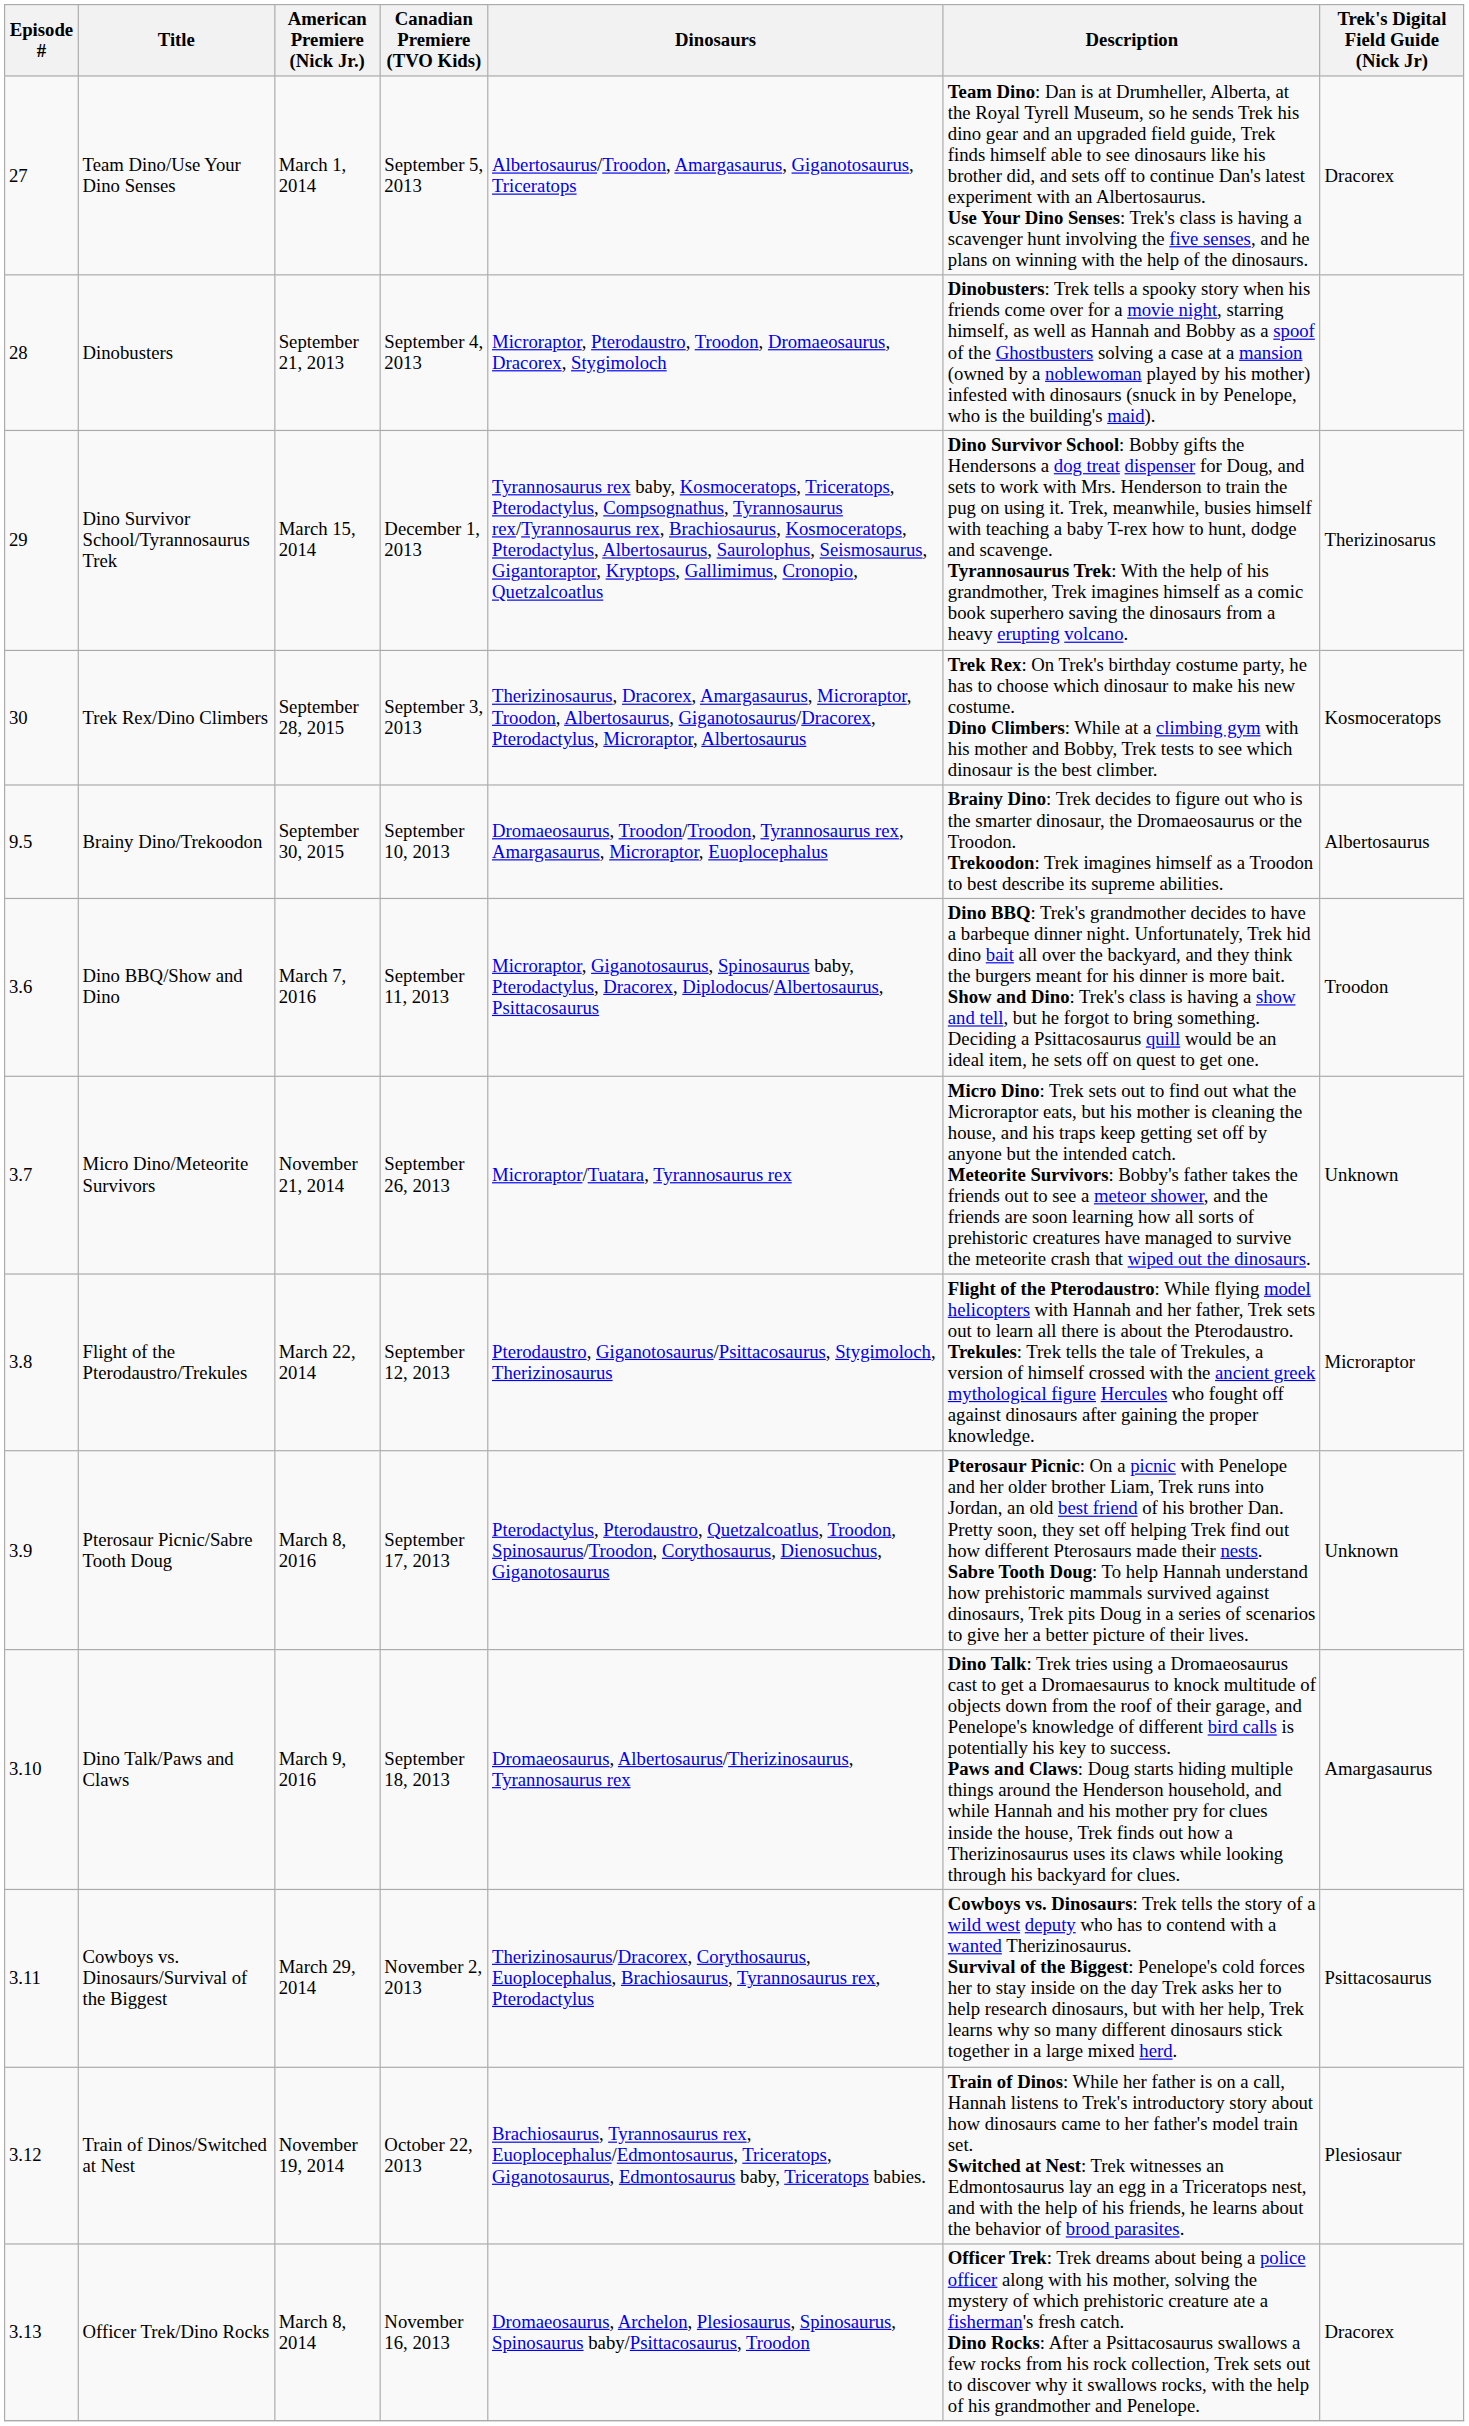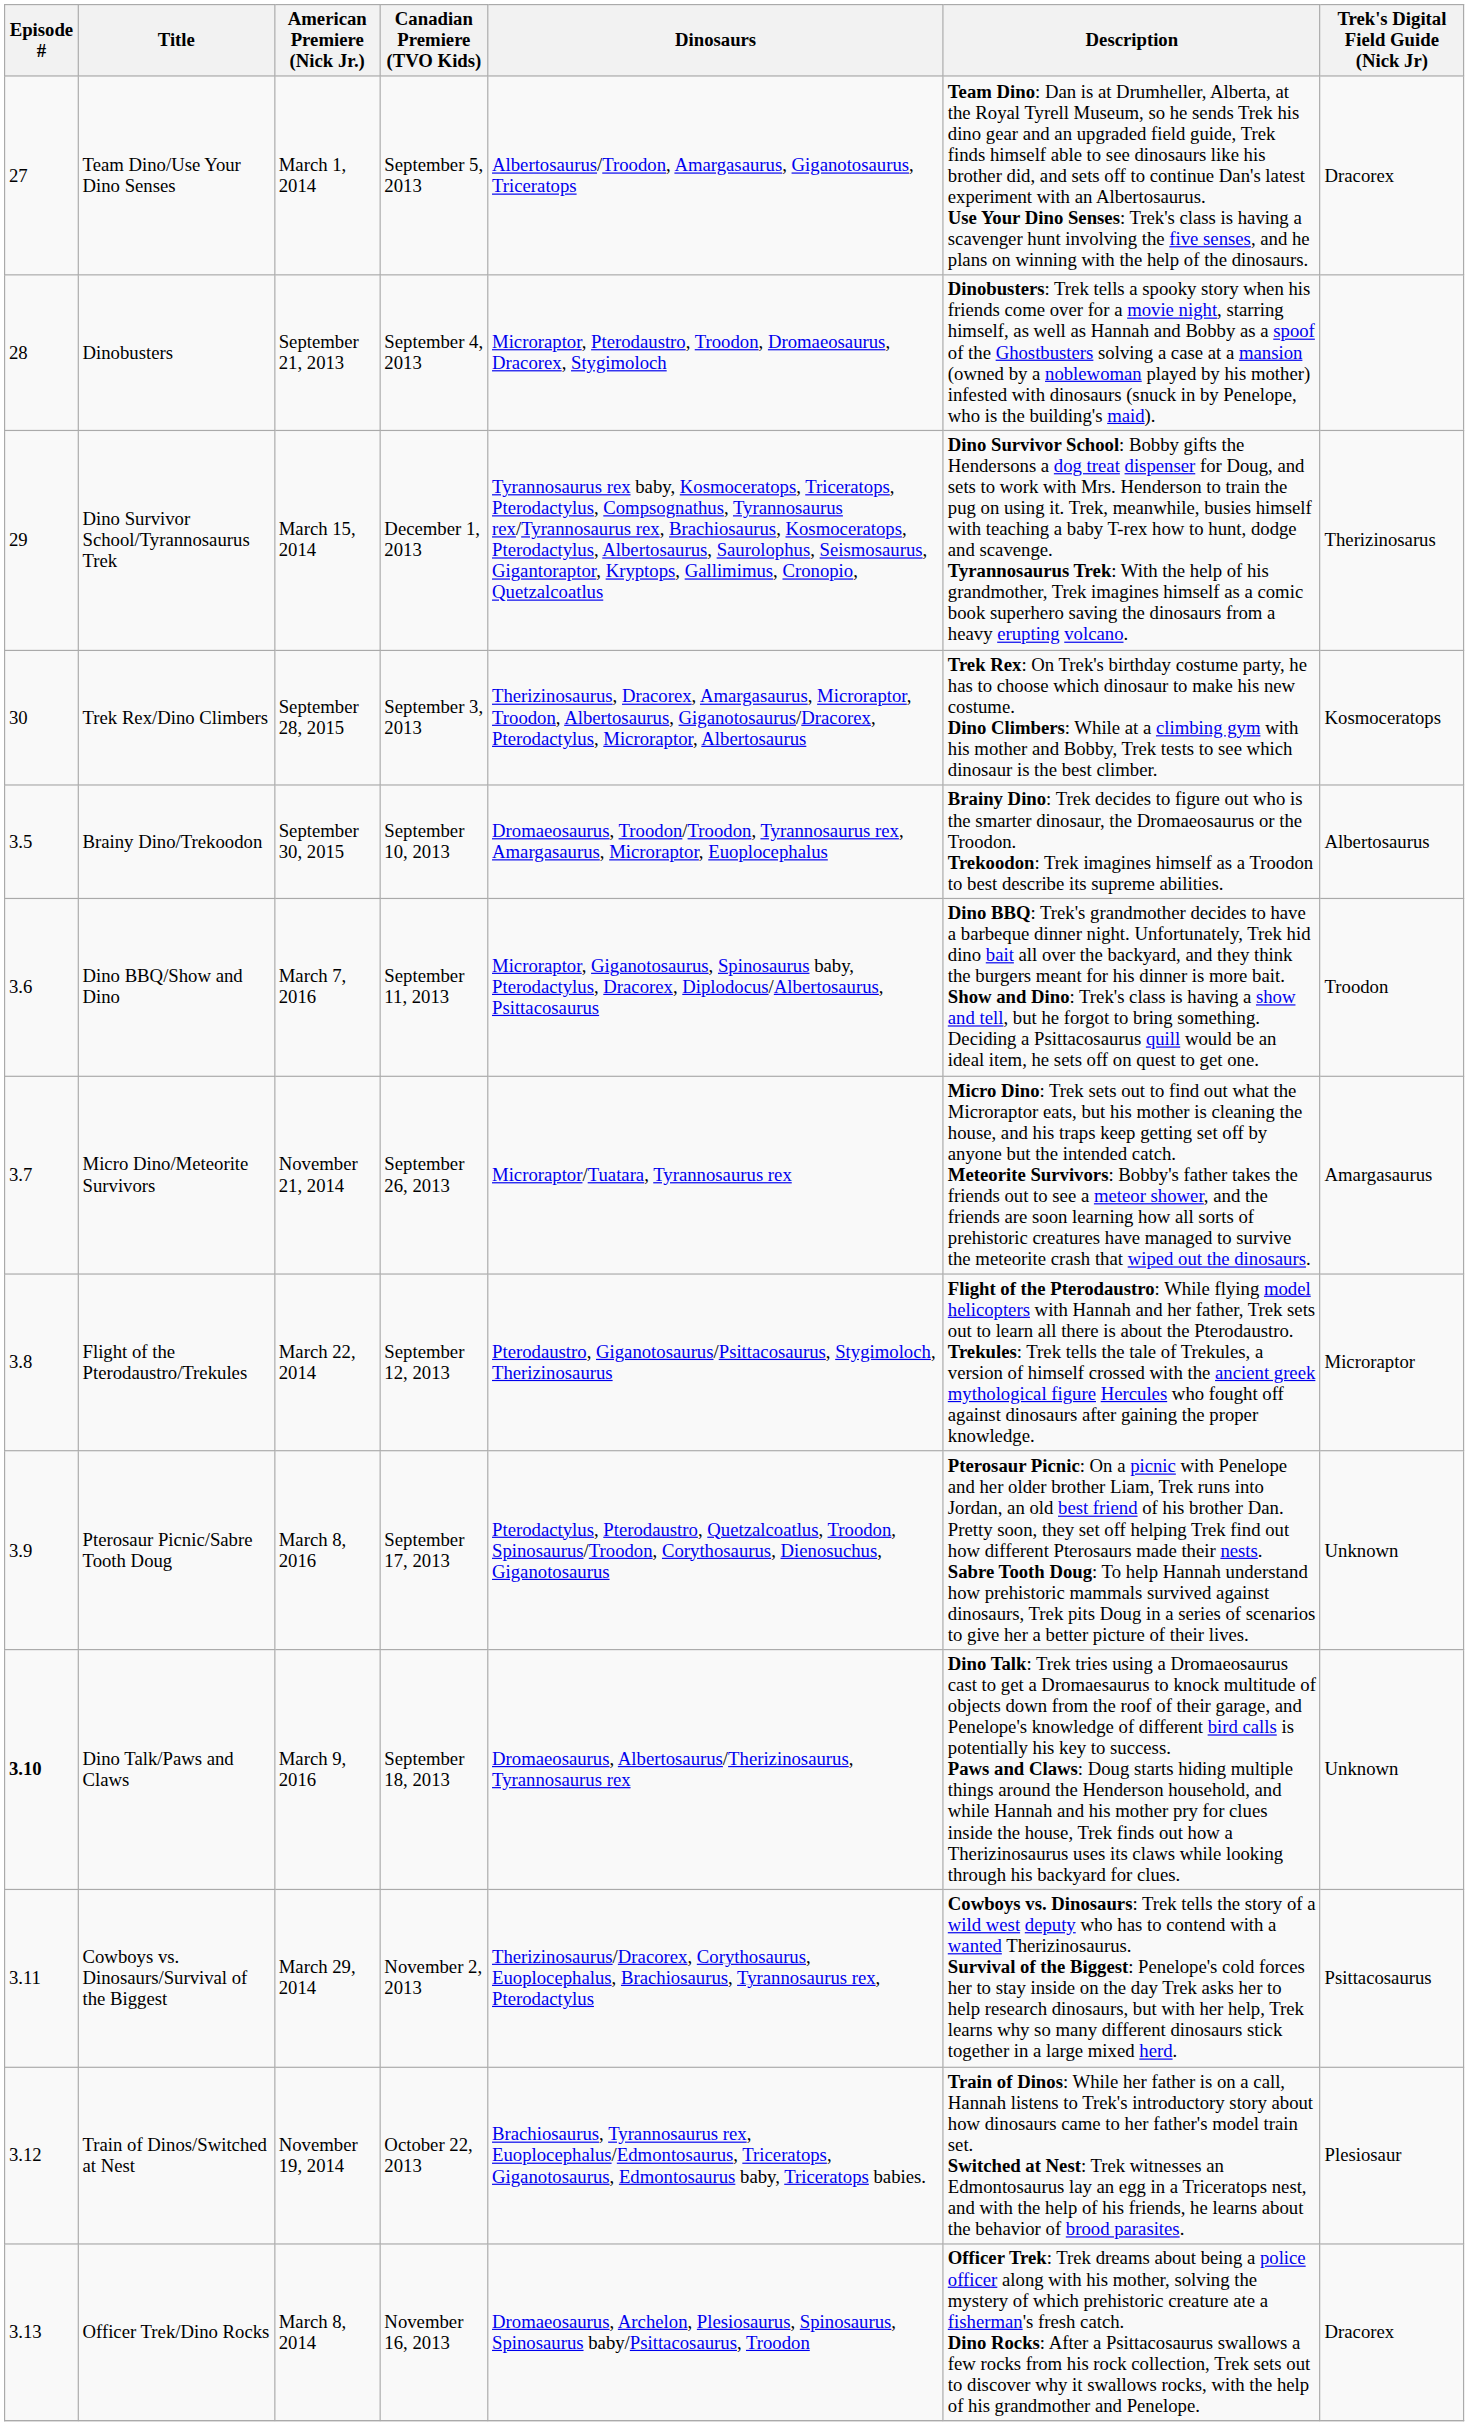(21, 841) 9.5 -> (21, 841) 3.5
(1361, 1174) Unknown -> (1378, 1174) Amargasaurus
(25, 1769) normal -> (25, 1769) bold
(1378, 1769) Amargasaurus -> (1361, 1769) Unknown
